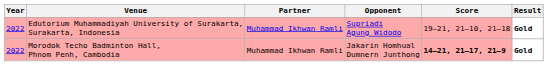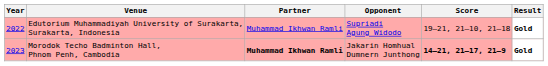(15, 50) 2022 -> (15, 50) 2023
(295, 50) normal -> (295, 50) bold
